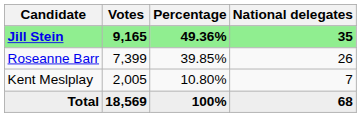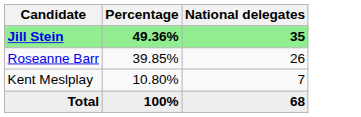- column: (126, 15)
